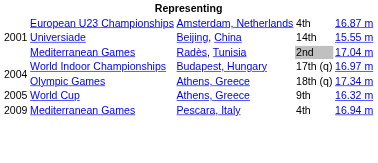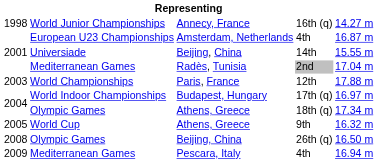+ row: (98, 23)
+ row: (82, 81)
+ row: (68, 139)
